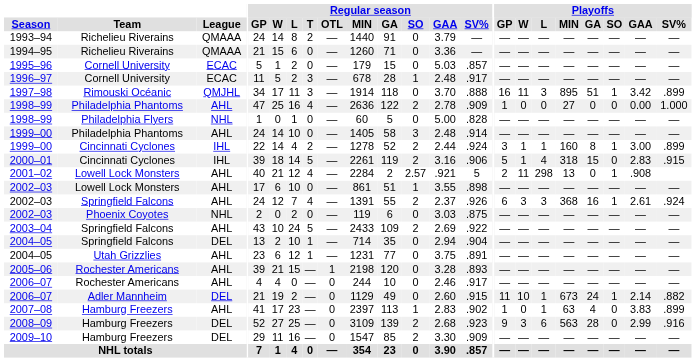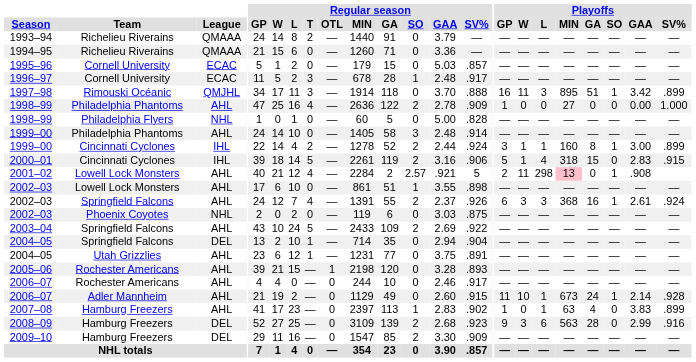(569, 174) no background -> (569, 174) pink background
(222, 296) DEL -> (222, 296) AHL
(674, 296) .882 -> (674, 296) .928
